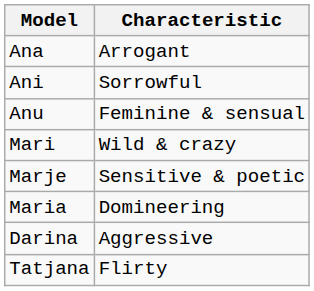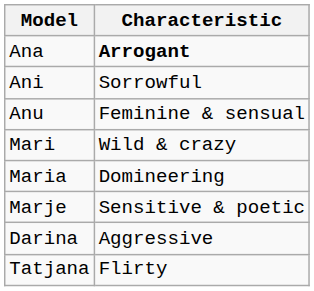(145, 51) normal -> (145, 51) bold
rows swapped: (38, 207) <-> (38, 176)
